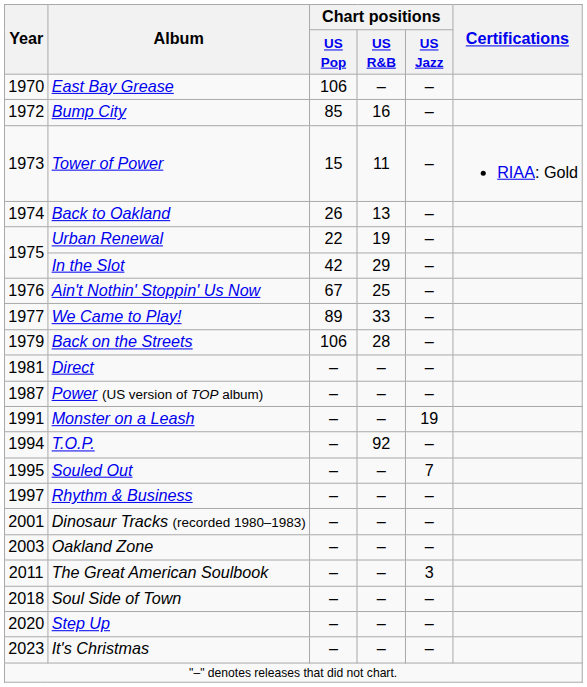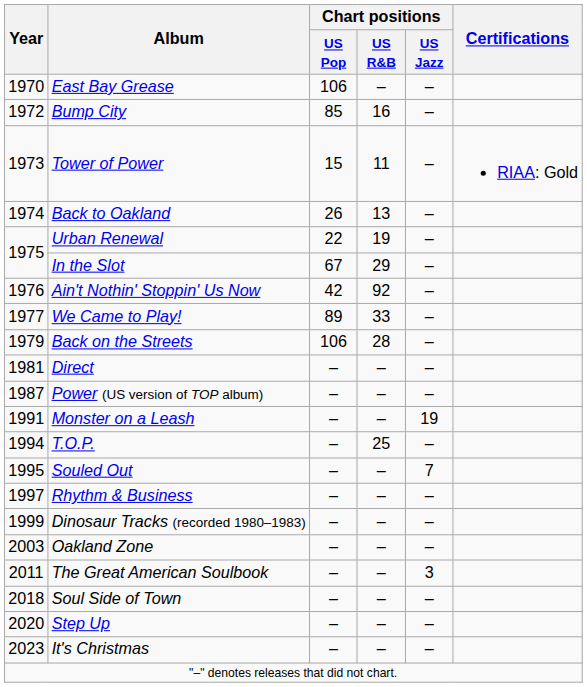(333, 265) 42 -> (333, 265) 67
(333, 291) 67 -> (333, 291) 42
(381, 291) 25 -> (381, 291) 92
(381, 444) 92 -> (381, 444) 25
(26, 521) 2001 -> (26, 521) 1999
